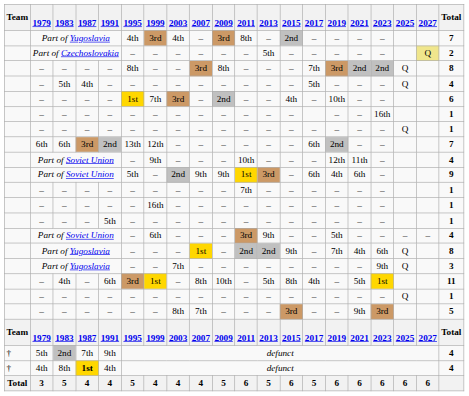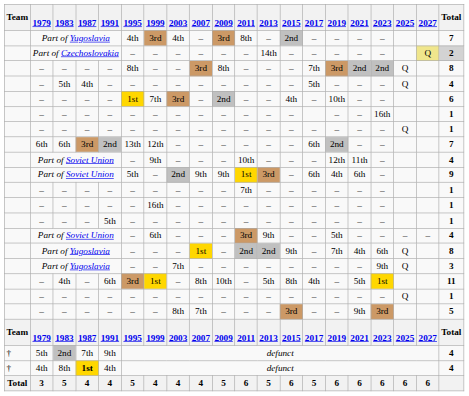(269, 53) 5th -> (269, 53) 14th
(451, 53) no background -> (451, 53) lightgrey background
